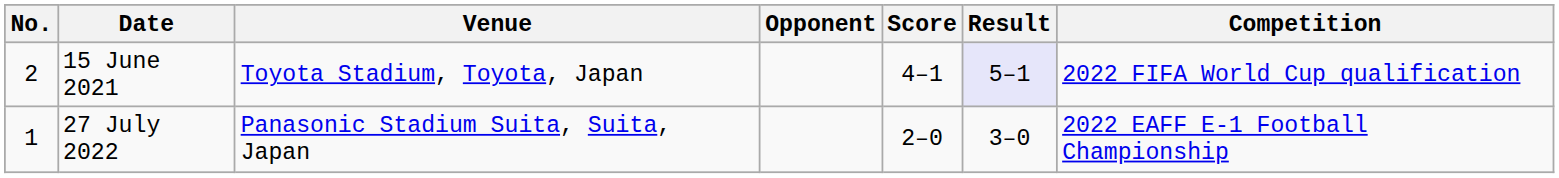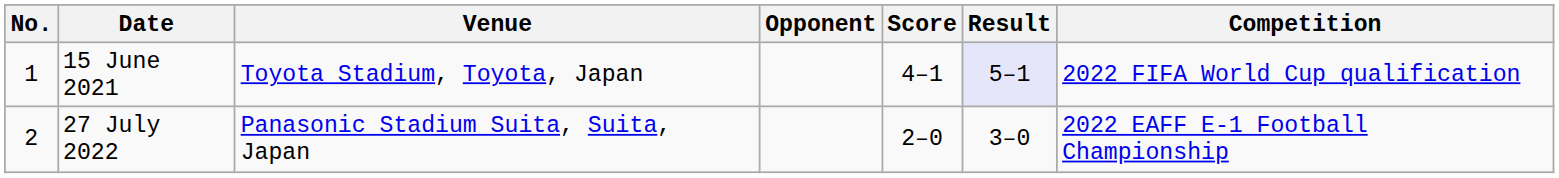(31, 75) 2 -> (31, 75) 1
(31, 139) 1 -> (31, 139) 2
